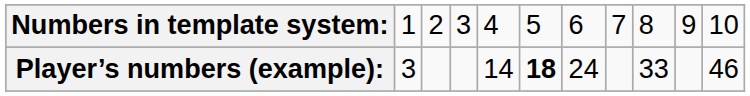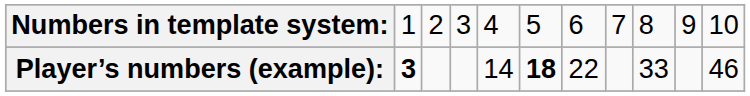(409, 68) normal -> (409, 68) bold
(584, 68) 24 -> (584, 68) 22
